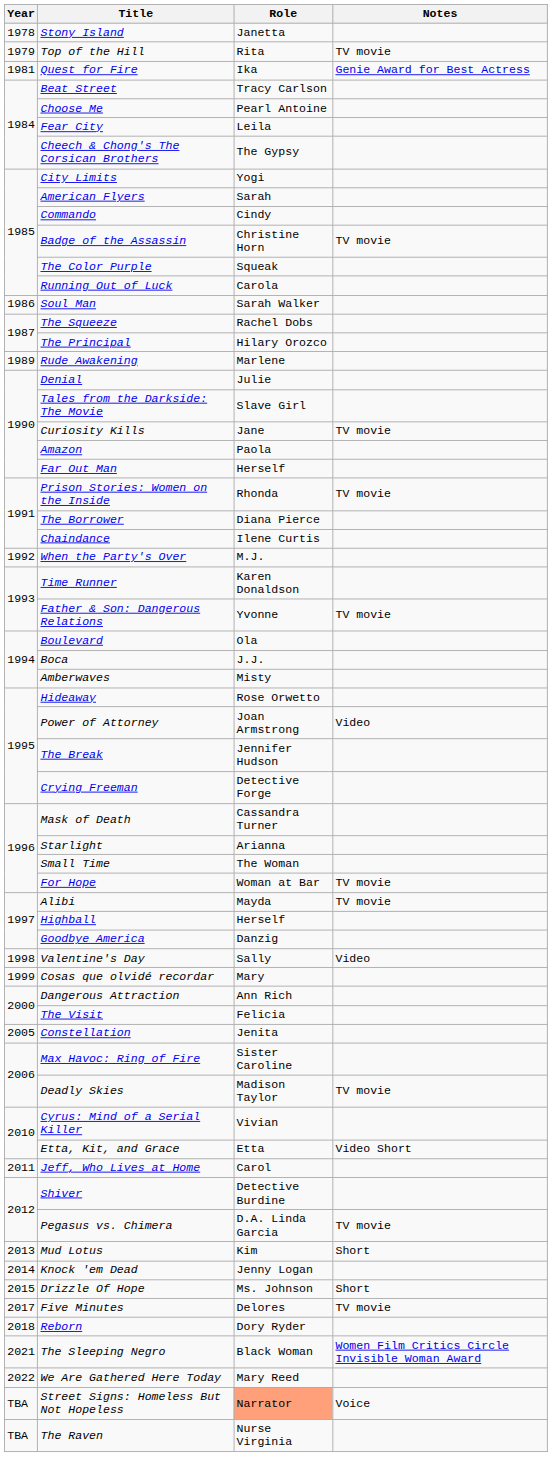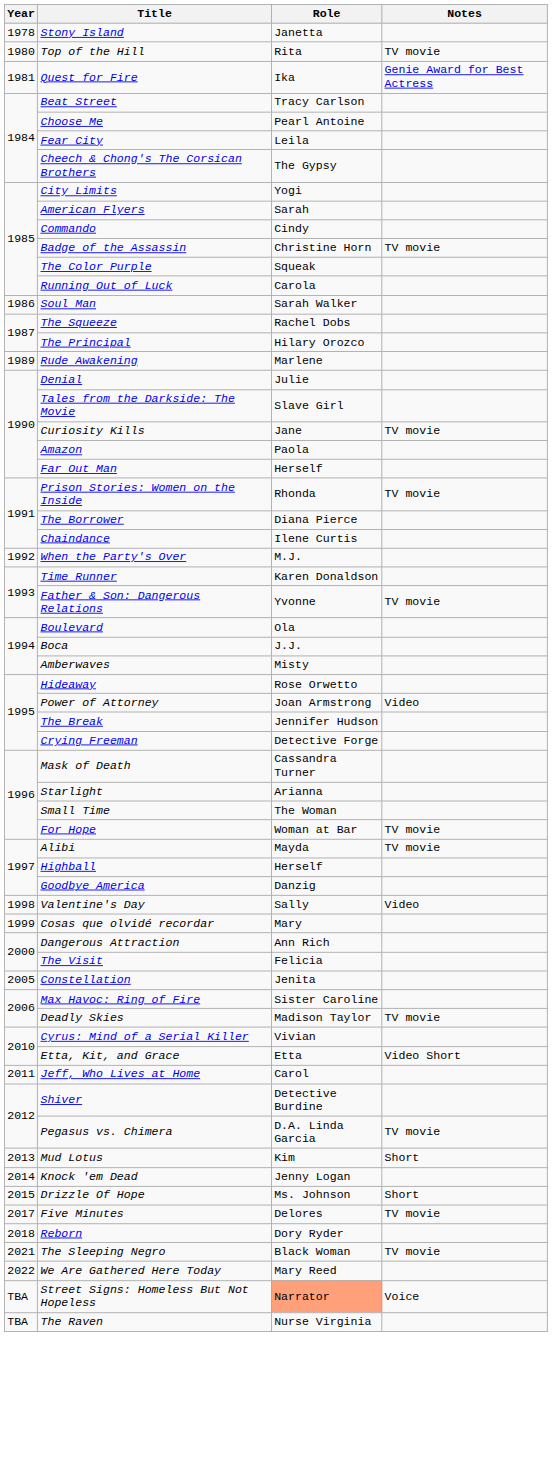(21, 52) 1979 -> (21, 52) 1980
(422, 1352) Women Film Critics Circle Invisible Woman Award -> (412, 1252) TV movie
